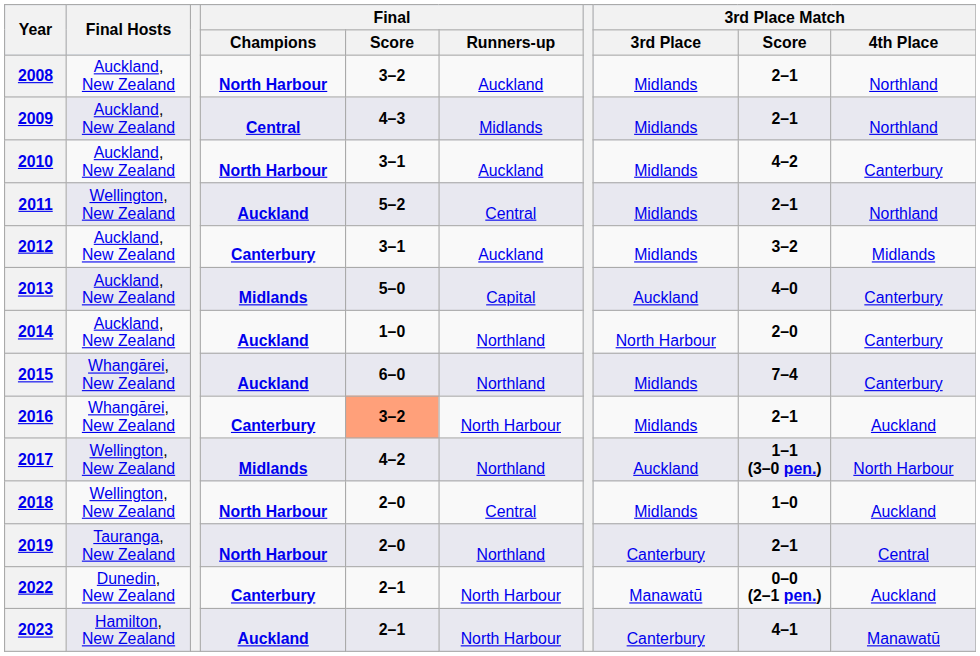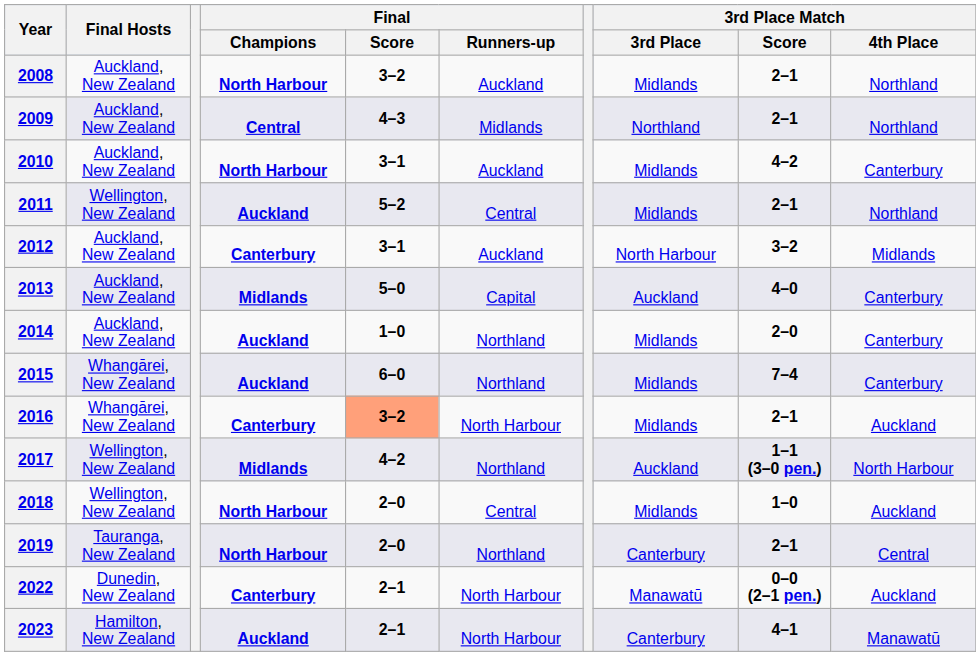(666, 128) Midlands -> (666, 128) Northland
(666, 256) Midlands -> (666, 256) North Harbour
(666, 341) North Harbour -> (666, 341) Midlands
